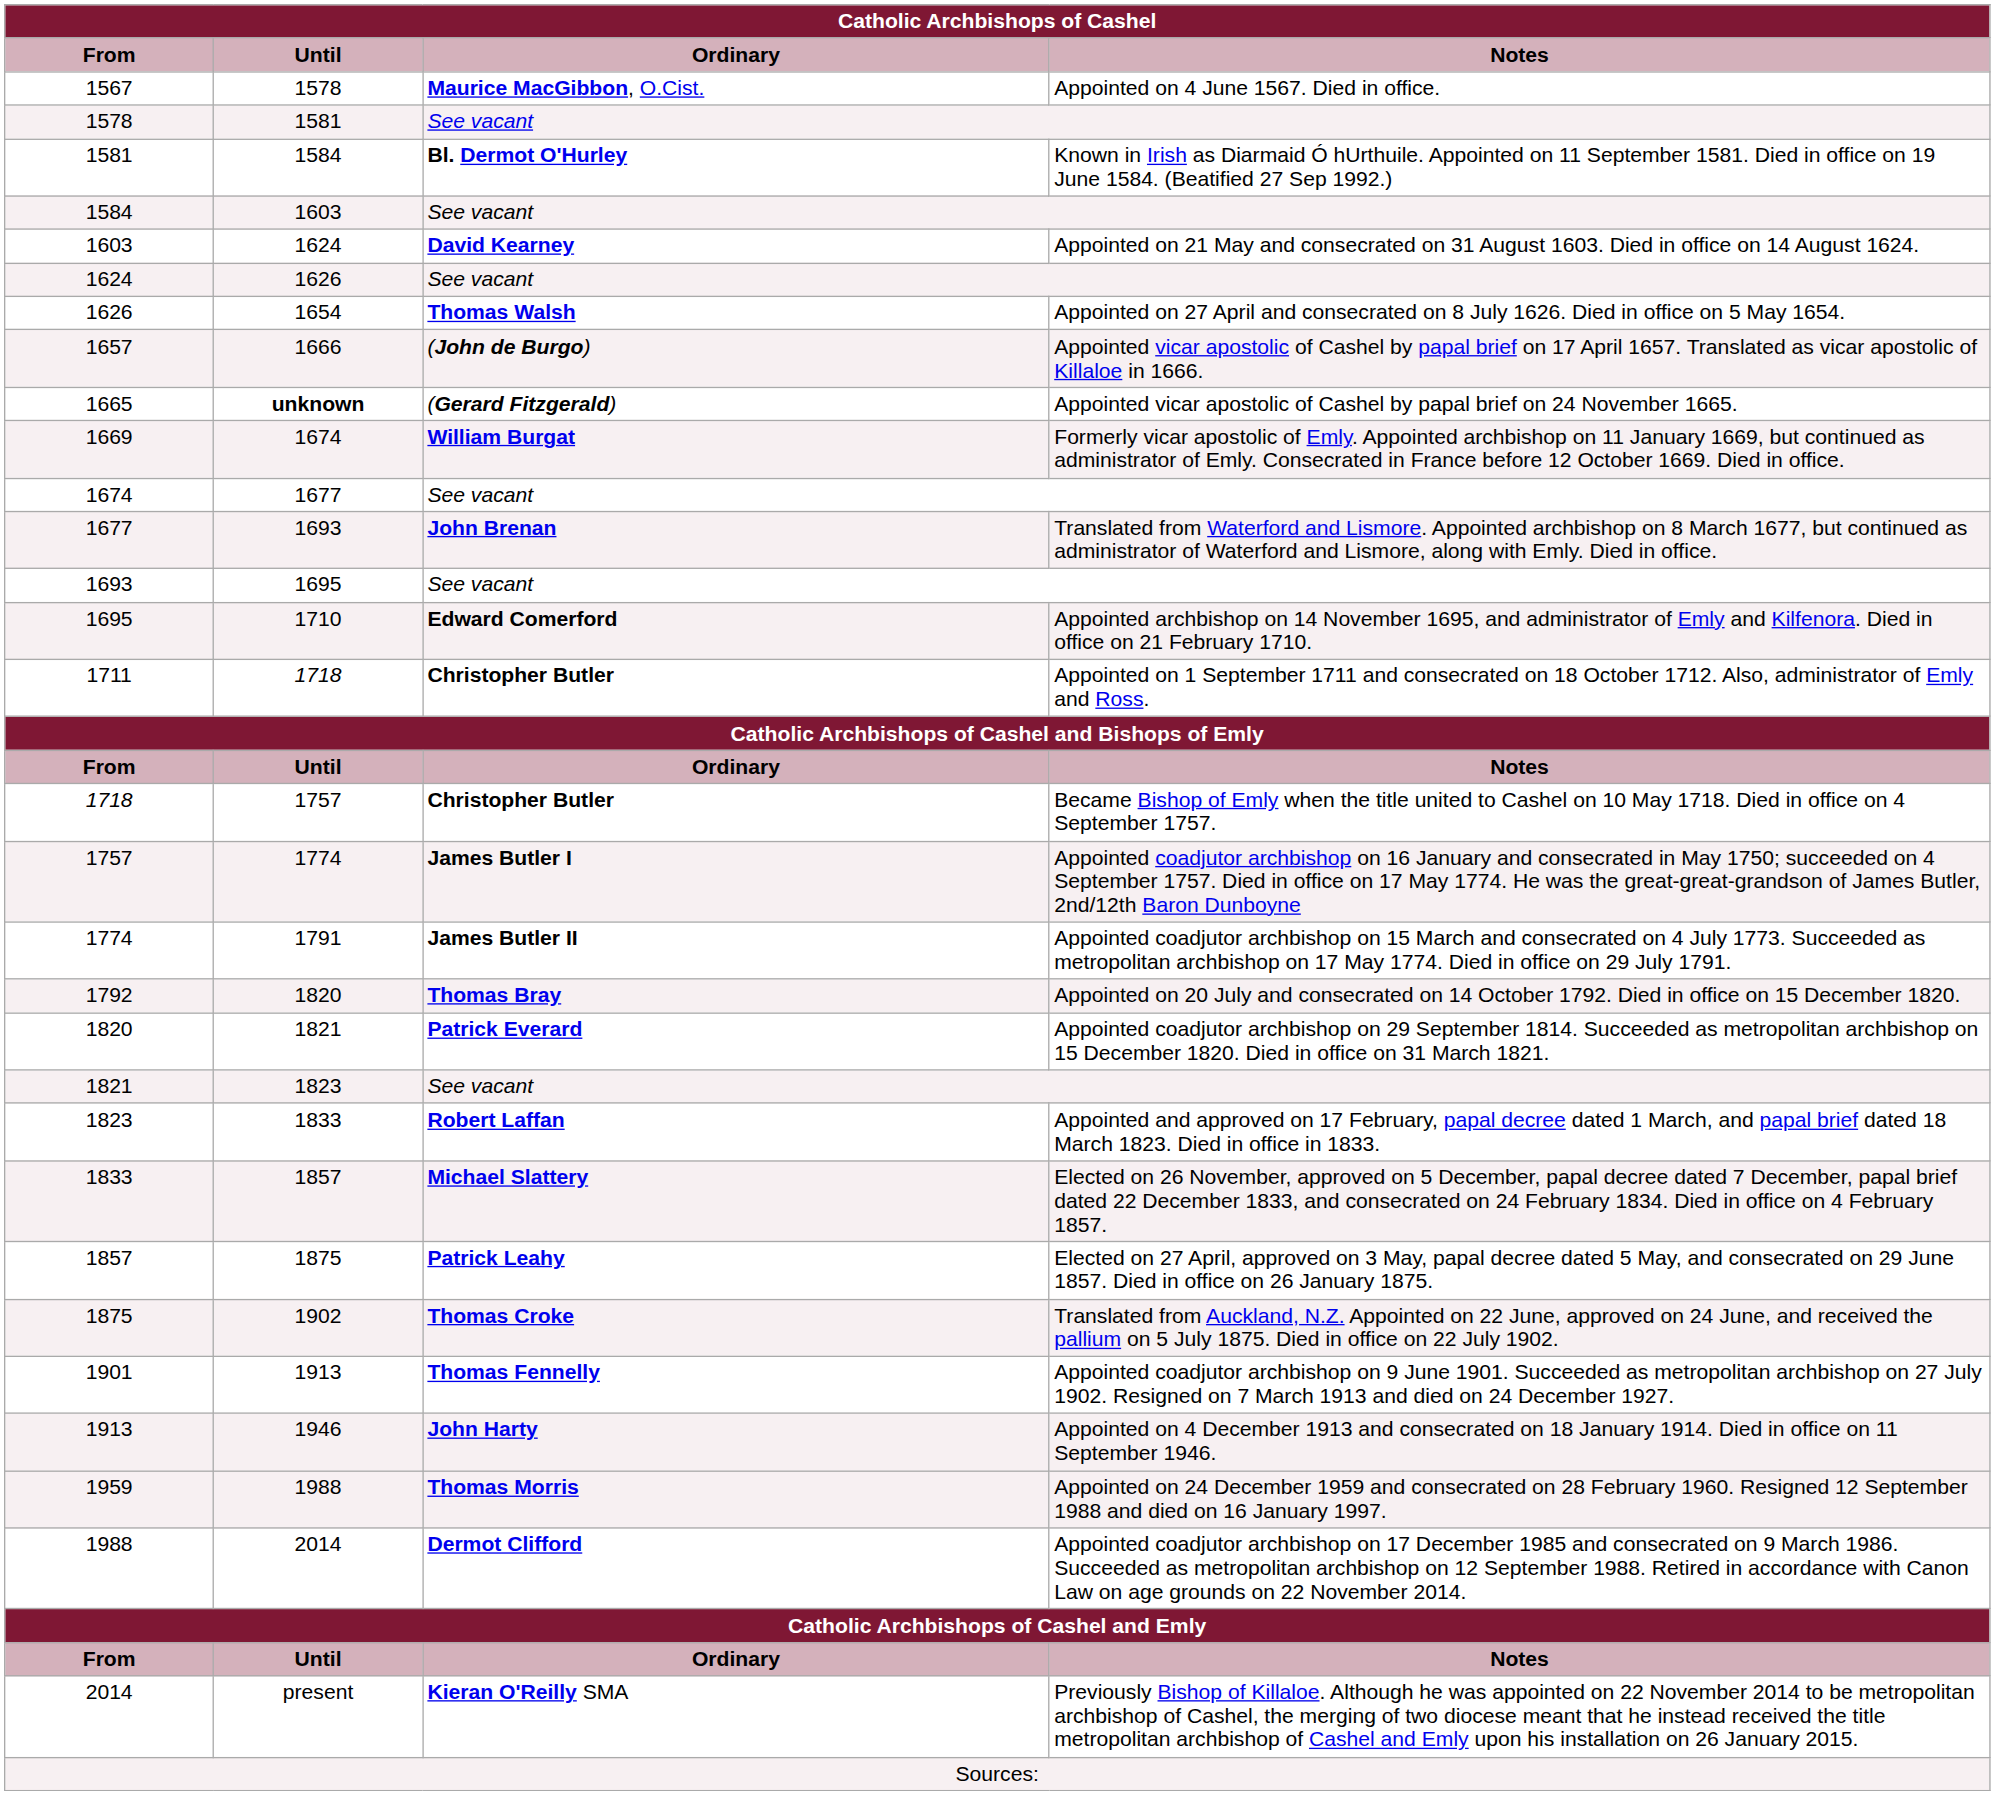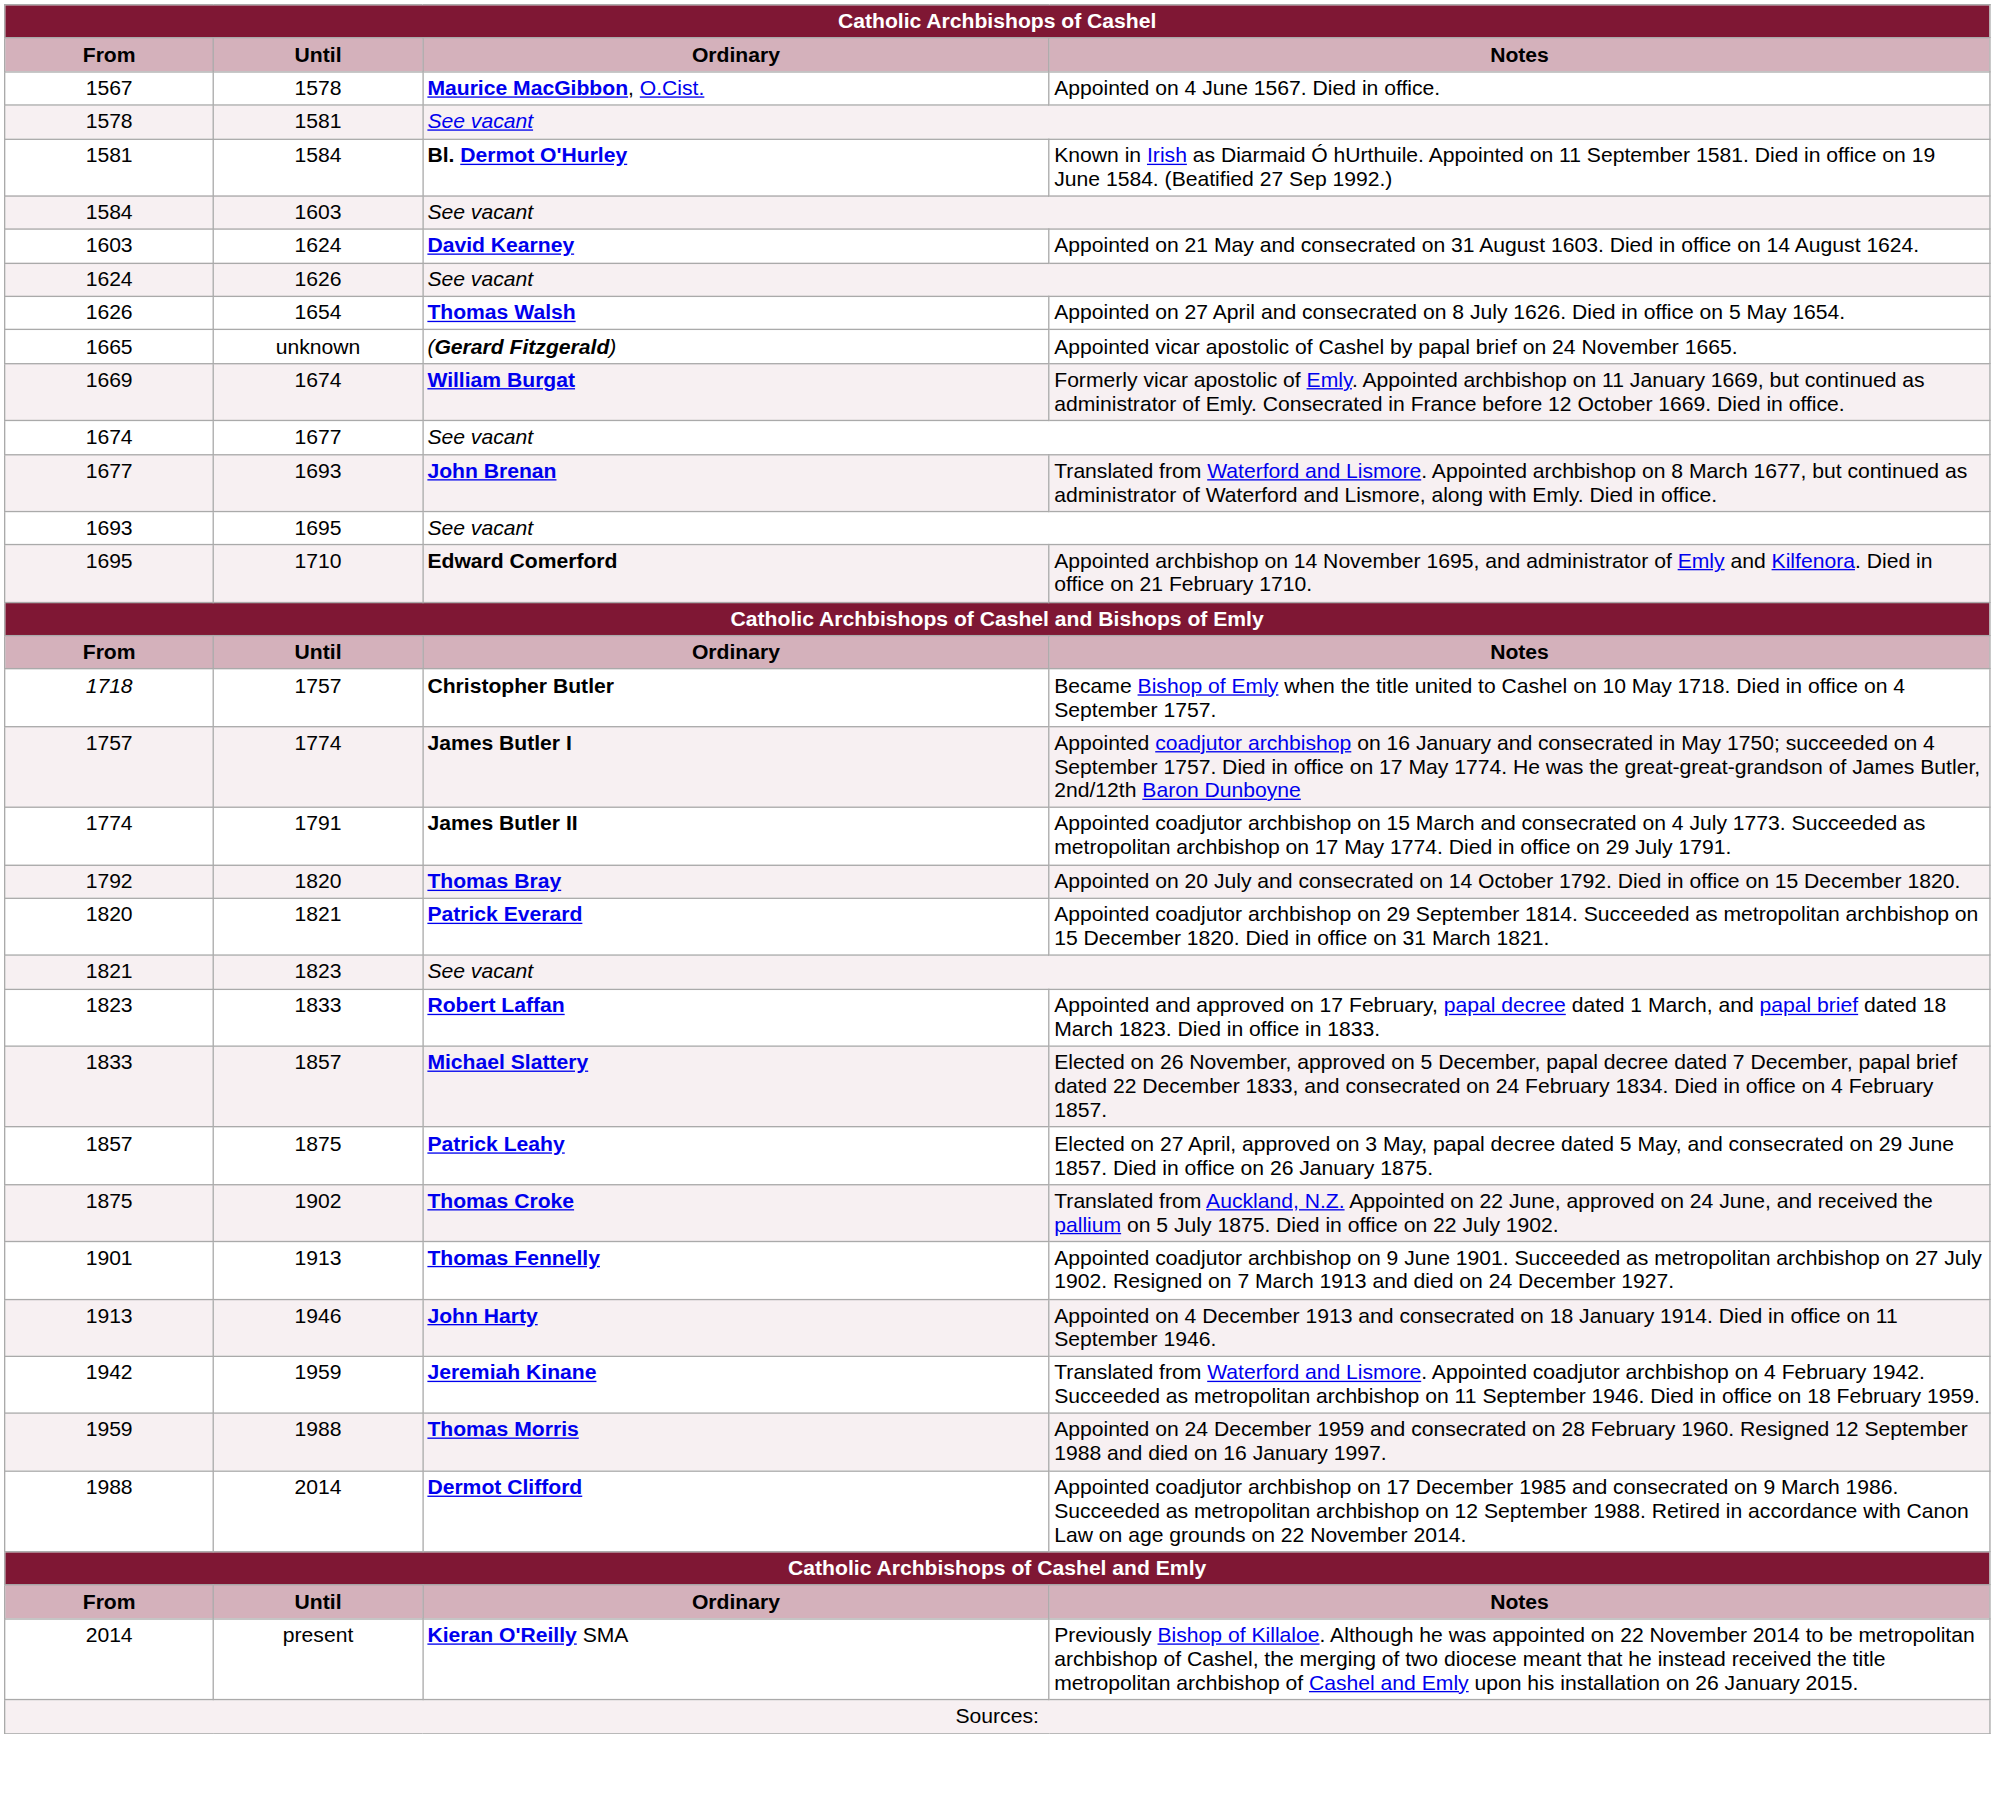- row: (109, 346)
(318, 403) bold -> (318, 346) normal
- row: (109, 675)
+ row: (109, 1372)
